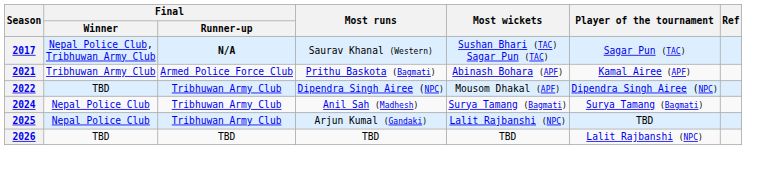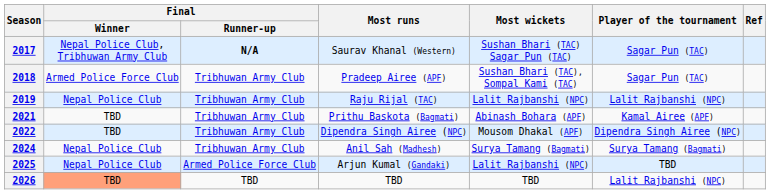+ row: (24, 78)
+ row: (24, 100)
(101, 72) Tribhuwan Army Club -> (112, 116) TBD
(227, 72) Armed Police Force Club -> (250, 116) Tribhuwan Army Club
(227, 120) Tribhuwan Army Club -> (250, 164) Armed Police Force Club
(101, 136) no background -> (112, 180) lightsalmon background
